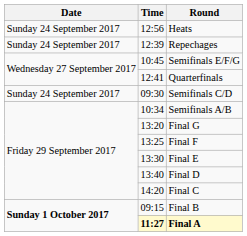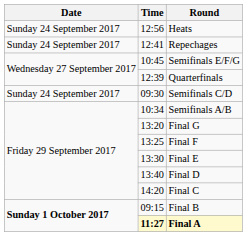(152, 45) 12:39 -> (152, 45) 12:41
(152, 77) 12:41 -> (152, 77) 12:39
